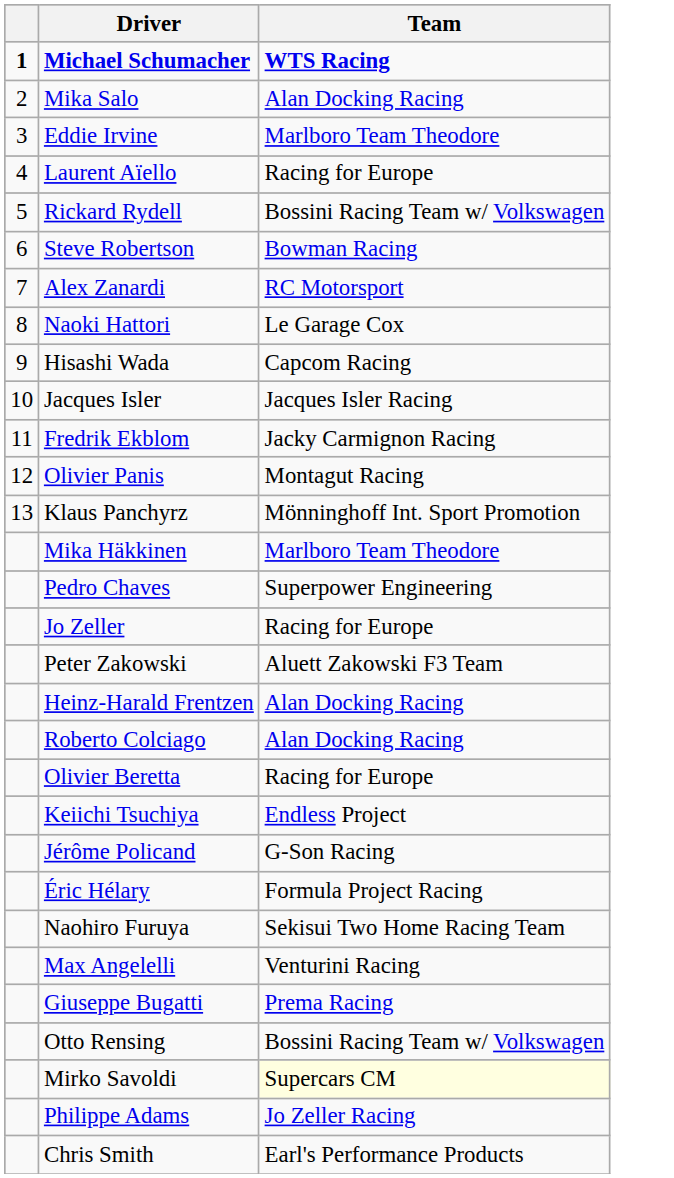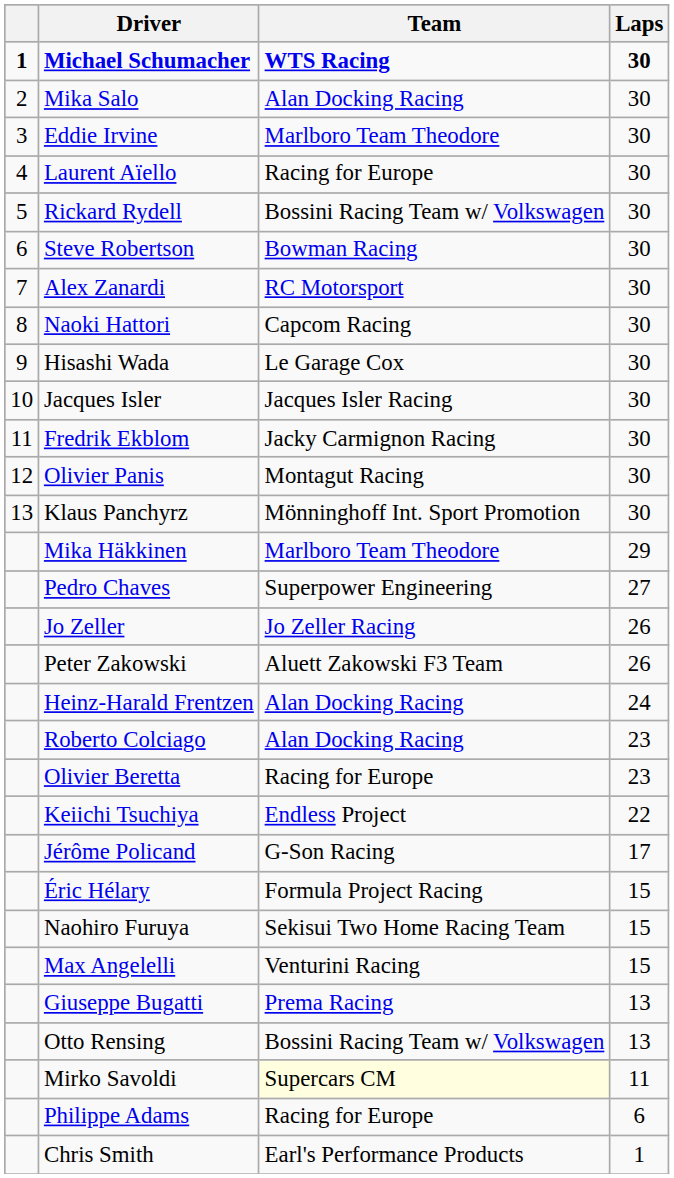+ column: (639, 22)
(334, 324) Le Garage Cox -> (338, 324) Capcom Racing
(338, 362) Capcom Racing -> (334, 362) Le Garage Cox
(349, 626) Racing for Europe -> (340, 626) Jo Zeller Racing
(340, 1116) Jo Zeller Racing -> (349, 1116) Racing for Europe
